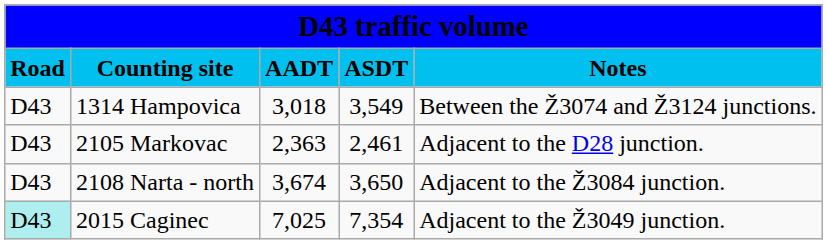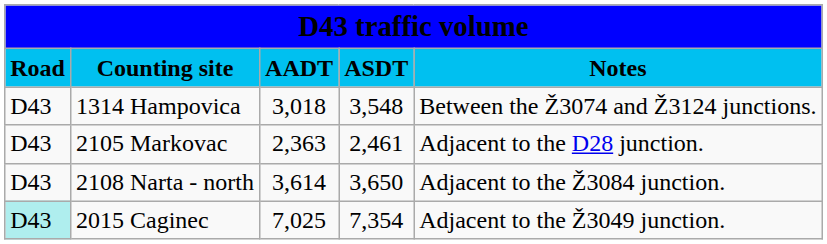(376, 105) 3,549 -> (376, 105) 3,548
(299, 181) 3,674 -> (299, 181) 3,614
